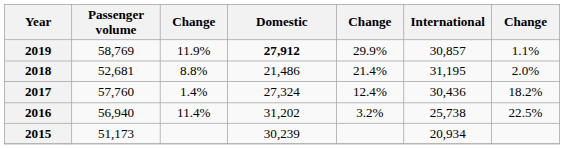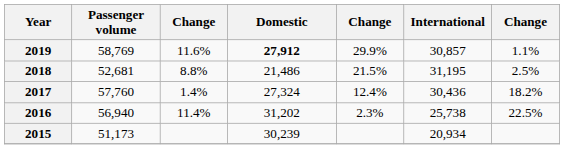(194, 50) 11.9% -> (194, 50) 11.6%
(370, 71) 21.4% -> (370, 71) 21.5%
(525, 71) 2.0% -> (525, 71) 2.5%
(370, 112) 3.2% -> (370, 112) 2.3%
